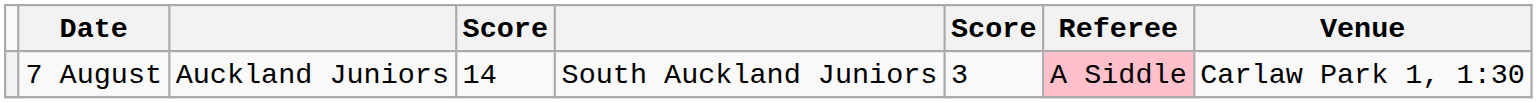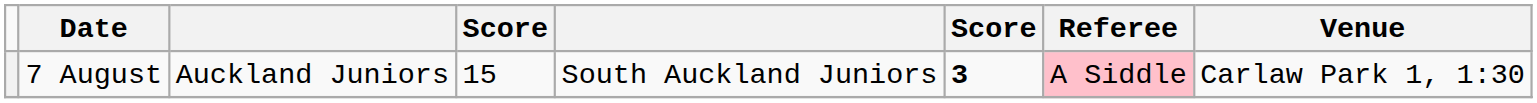(480, 75) 14 -> (480, 75) 15
(960, 75) normal -> (960, 75) bold
